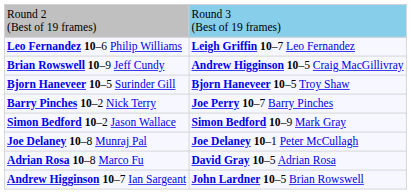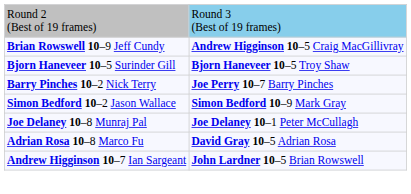- row: (95, 46)
